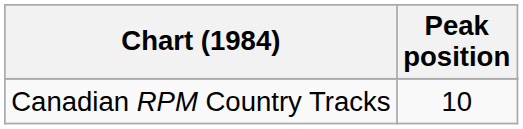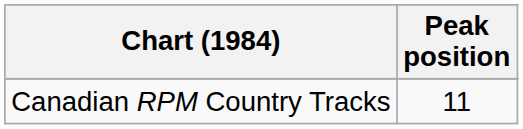(457, 100) 10 -> (457, 100) 11
